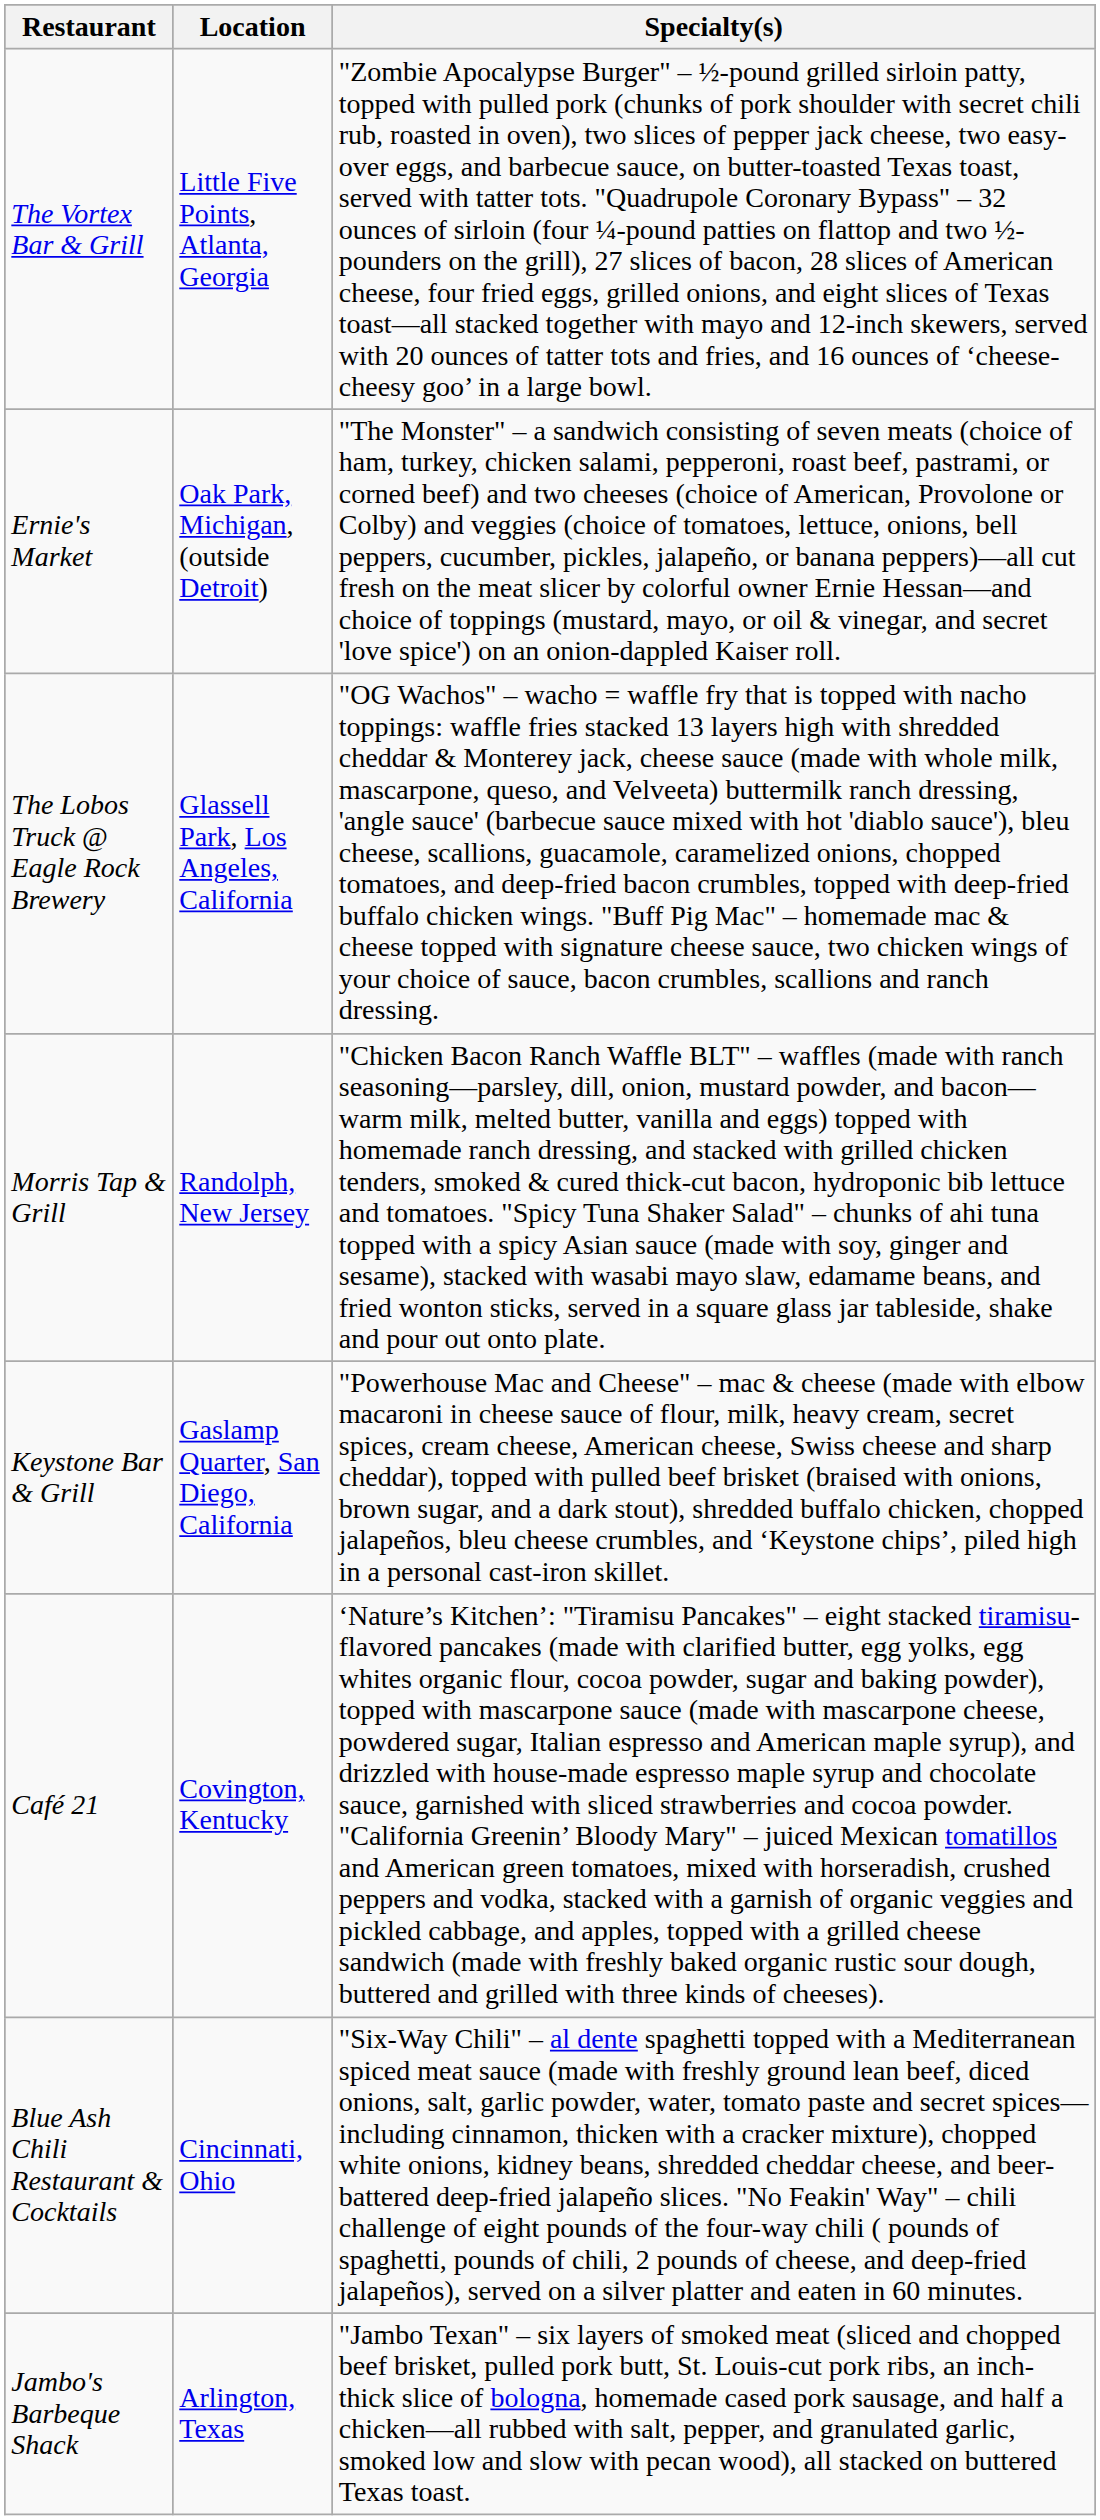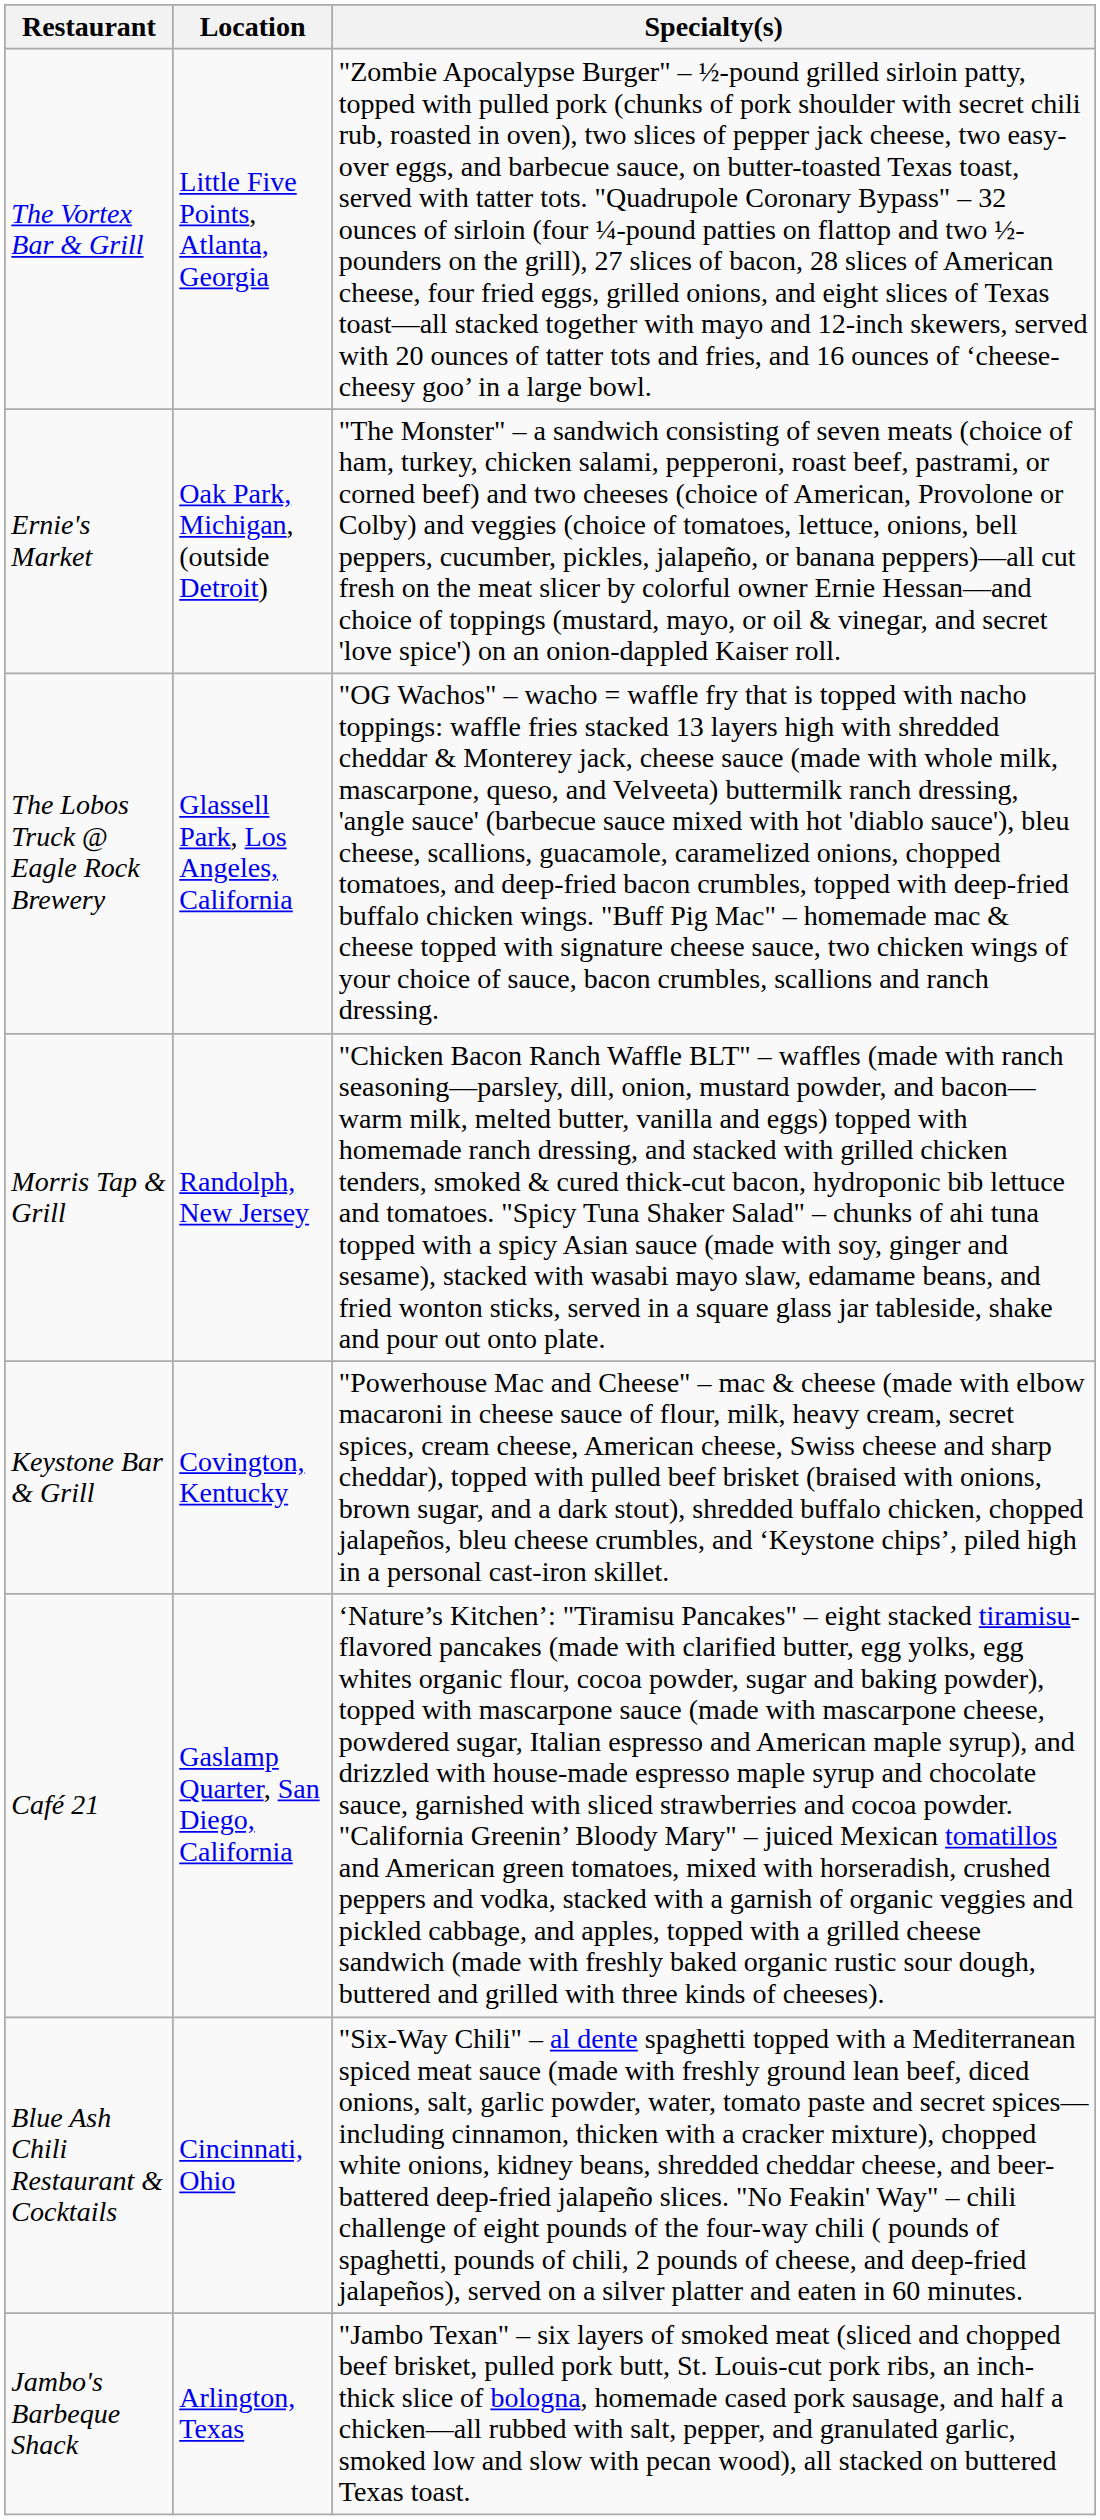(249, 1477) Gaslamp Quarter, San Diego, California -> (242, 1477) Covington, Kentucky
(242, 1805) Covington, Kentucky -> (249, 1805) Gaslamp Quarter, San Diego, California
